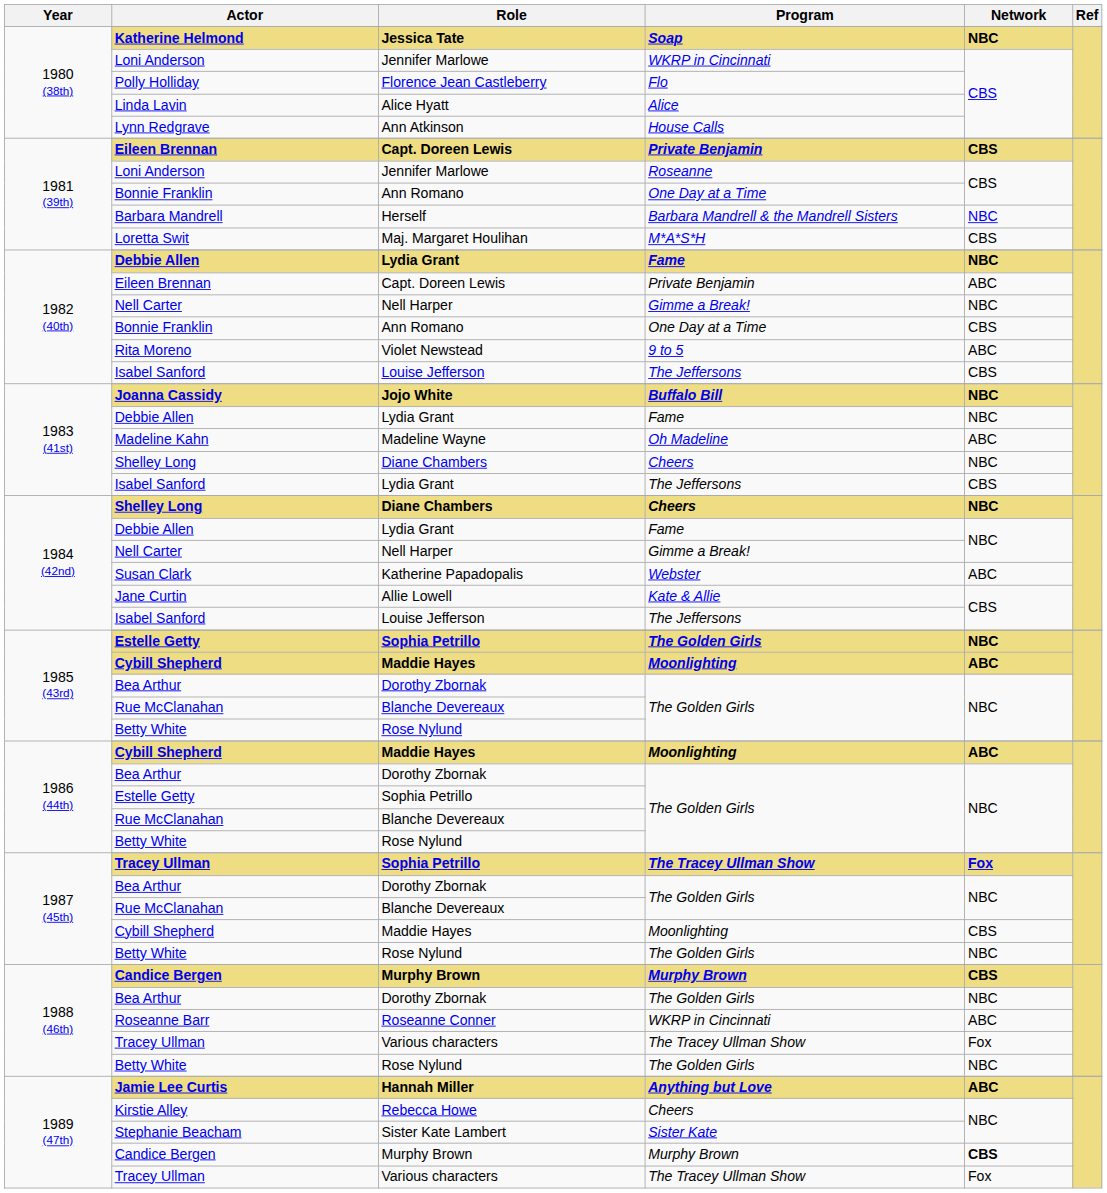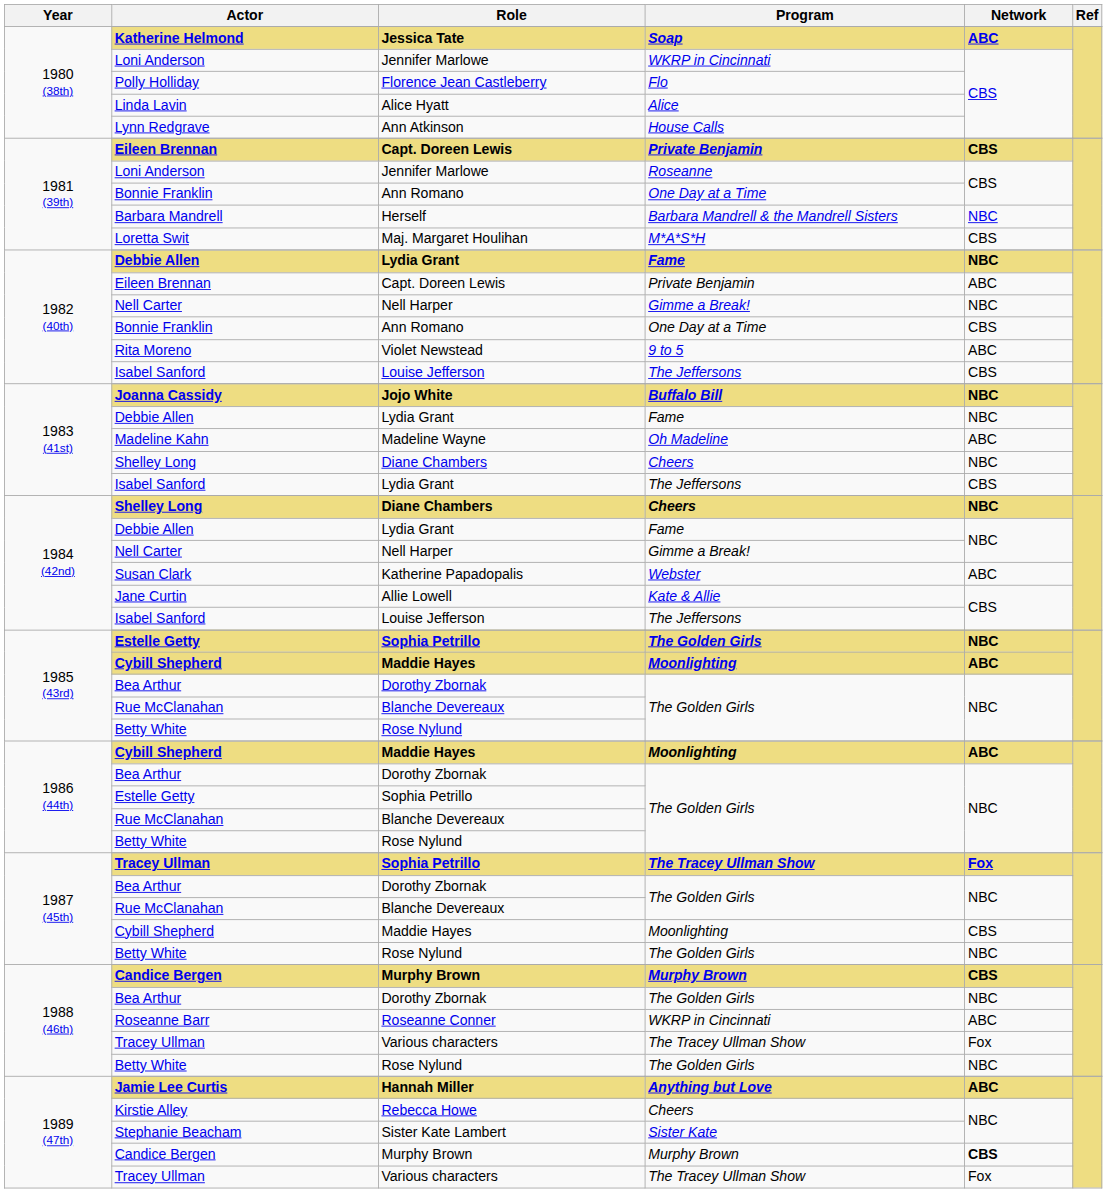(983, 37) NBC -> (983, 37) ABC
